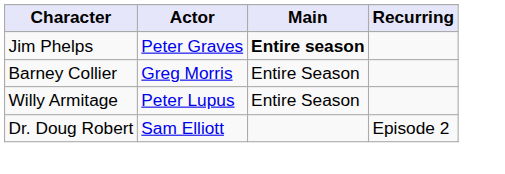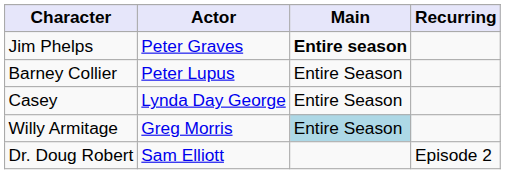(187, 73) Greg Morris -> (188, 73) Peter Lupus
+ row: (33, 100)
(188, 100) Peter Lupus -> (187, 127) Greg Morris
(305, 100) no background -> (348, 127) lightblue background
